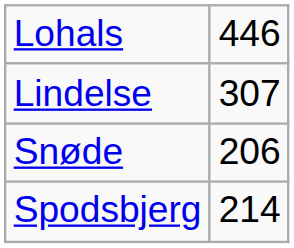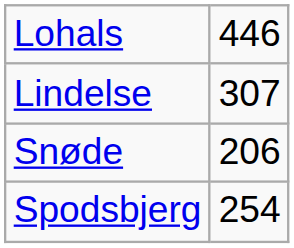(250, 210) 214 -> (250, 210) 254
